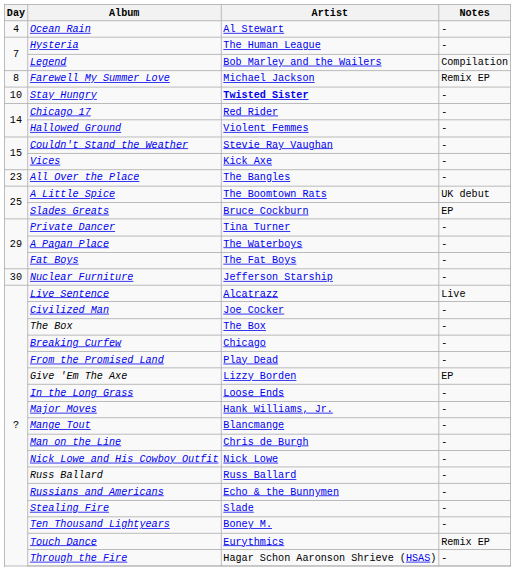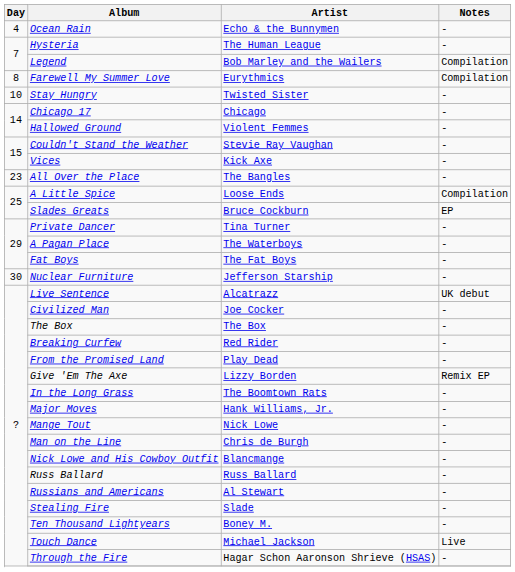(254, 29) Al Stewart -> (281, 29) Echo & the Bunnymen
(269, 79) Michael Jackson -> (254, 79) Eurythmics
(466, 79) Remix EP -> (475, 79) Compilation
(266, 95) bold -> (266, 95) normal
(251, 112) Red Rider -> (245, 112) Chicago
(275, 194) The Boomtown Rats -> (254, 194) Loose Ends
(466, 194) UK debut -> (475, 194) Compilation
(453, 294) Live -> (466, 294) UK debut
(245, 343) Chicago -> (251, 343) Red Rider
(447, 376) EP -> (466, 376) Remix EP
(254, 393) Loose Ends -> (275, 393) The Boomtown Rats
(254, 426) Blancmange -> (251, 426) Nick Lowe
(251, 459) Nick Lowe -> (254, 459) Blancmange
(281, 492) Echo & the Bunnymen -> (254, 492) Al Stewart
(254, 541) Eurythmics -> (269, 541) Michael Jackson
(466, 541) Remix EP -> (453, 541) Live
